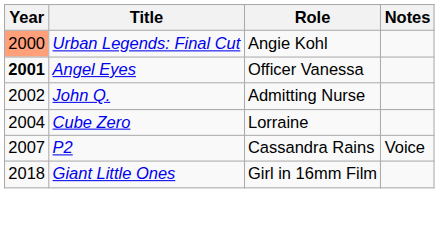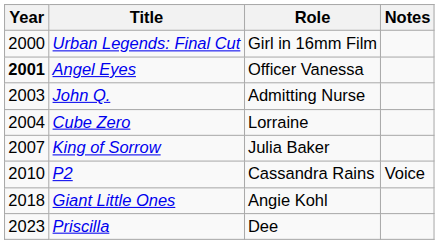(27, 43) lightsalmon background -> (27, 43) no background
(288, 43) Angie Kohl -> (313, 43) Girl in 16mm Film
(27, 95) 2002 -> (27, 95) 2003
+ row: (107, 148)
(27, 148) 2007 -> (27, 174) 2010
(313, 174) Girl in 16mm Film -> (288, 200) Angie Kohl
+ row: (81, 226)
